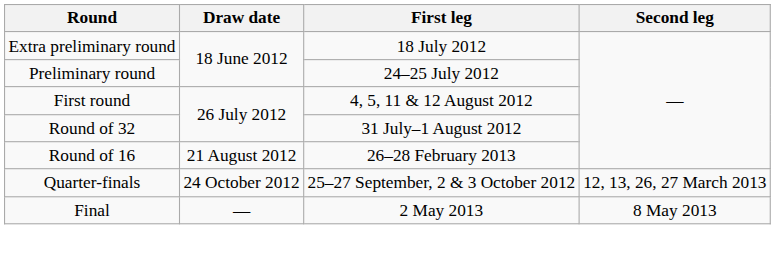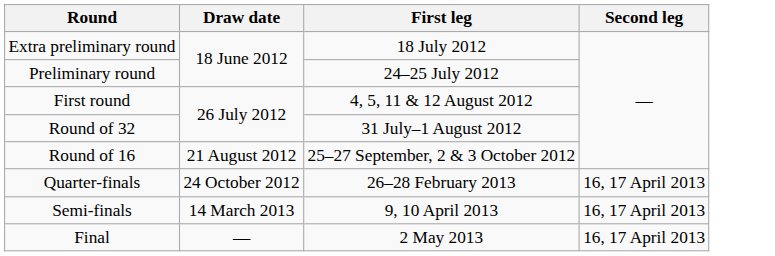(441, 155) 26–28 February 2013 -> (441, 155) 25–27 September, 2 & 3 October 2012
(441, 182) 25–27 September, 2 & 3 October 2012 -> (441, 182) 26–28 February 2013
(675, 182) 12, 13, 26, 27 March 2013 -> (644, 182) 16, 17 April 2013
+ row: (92, 210)
(675, 210) 8 May 2013 -> (644, 237) 16, 17 April 2013
